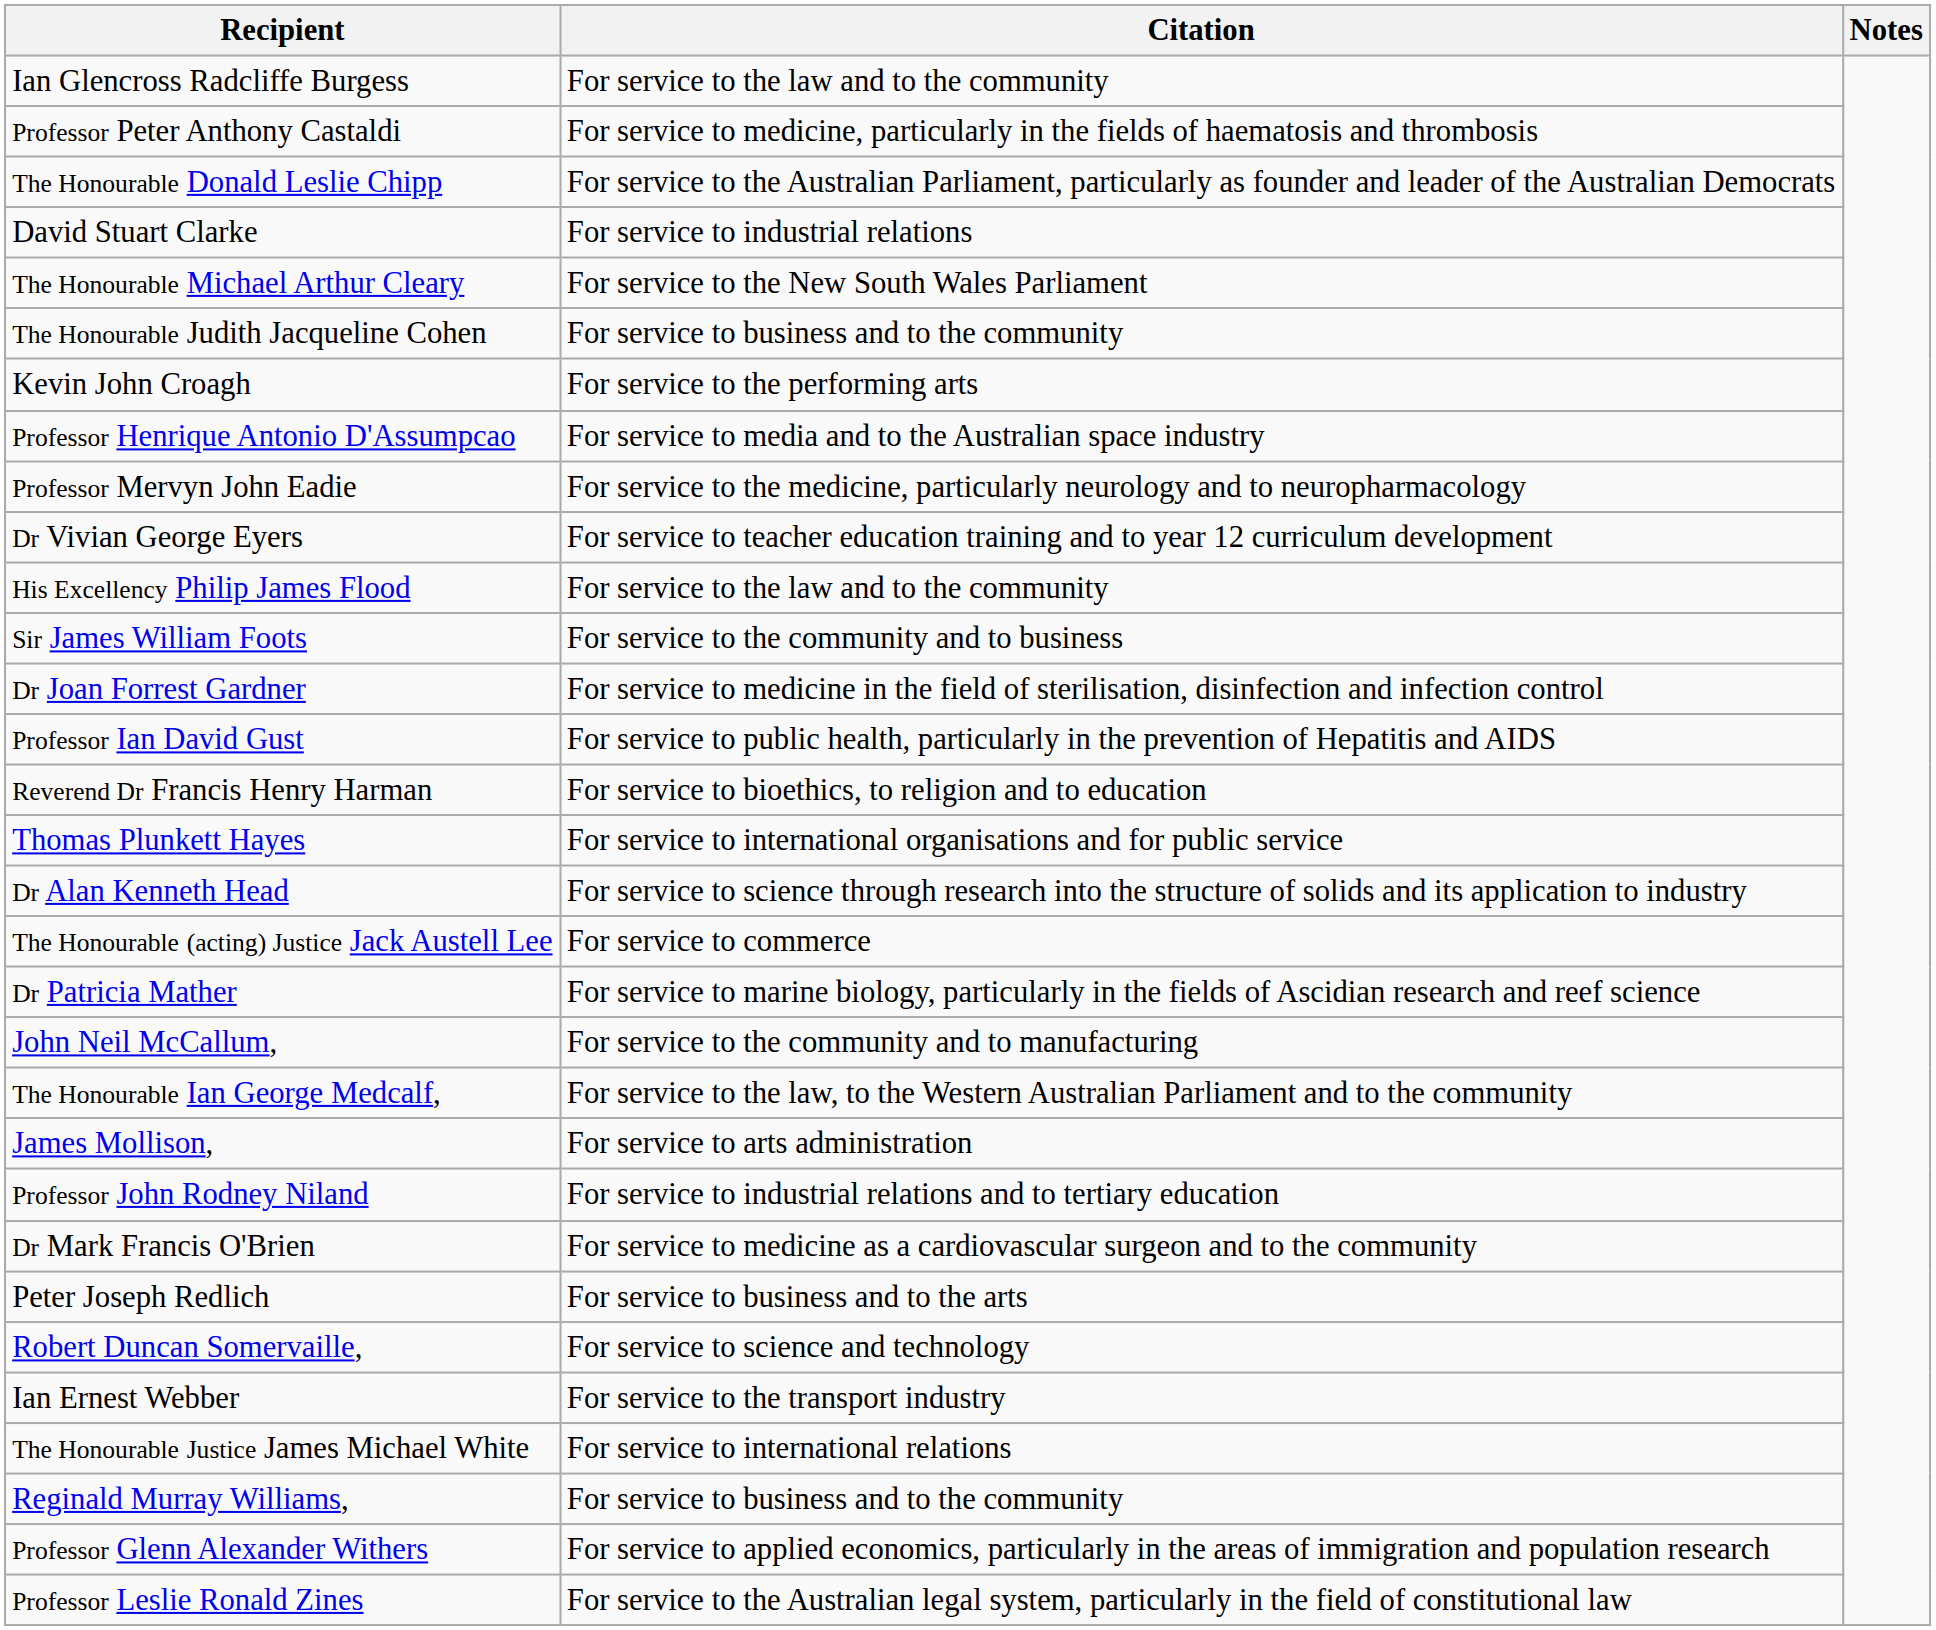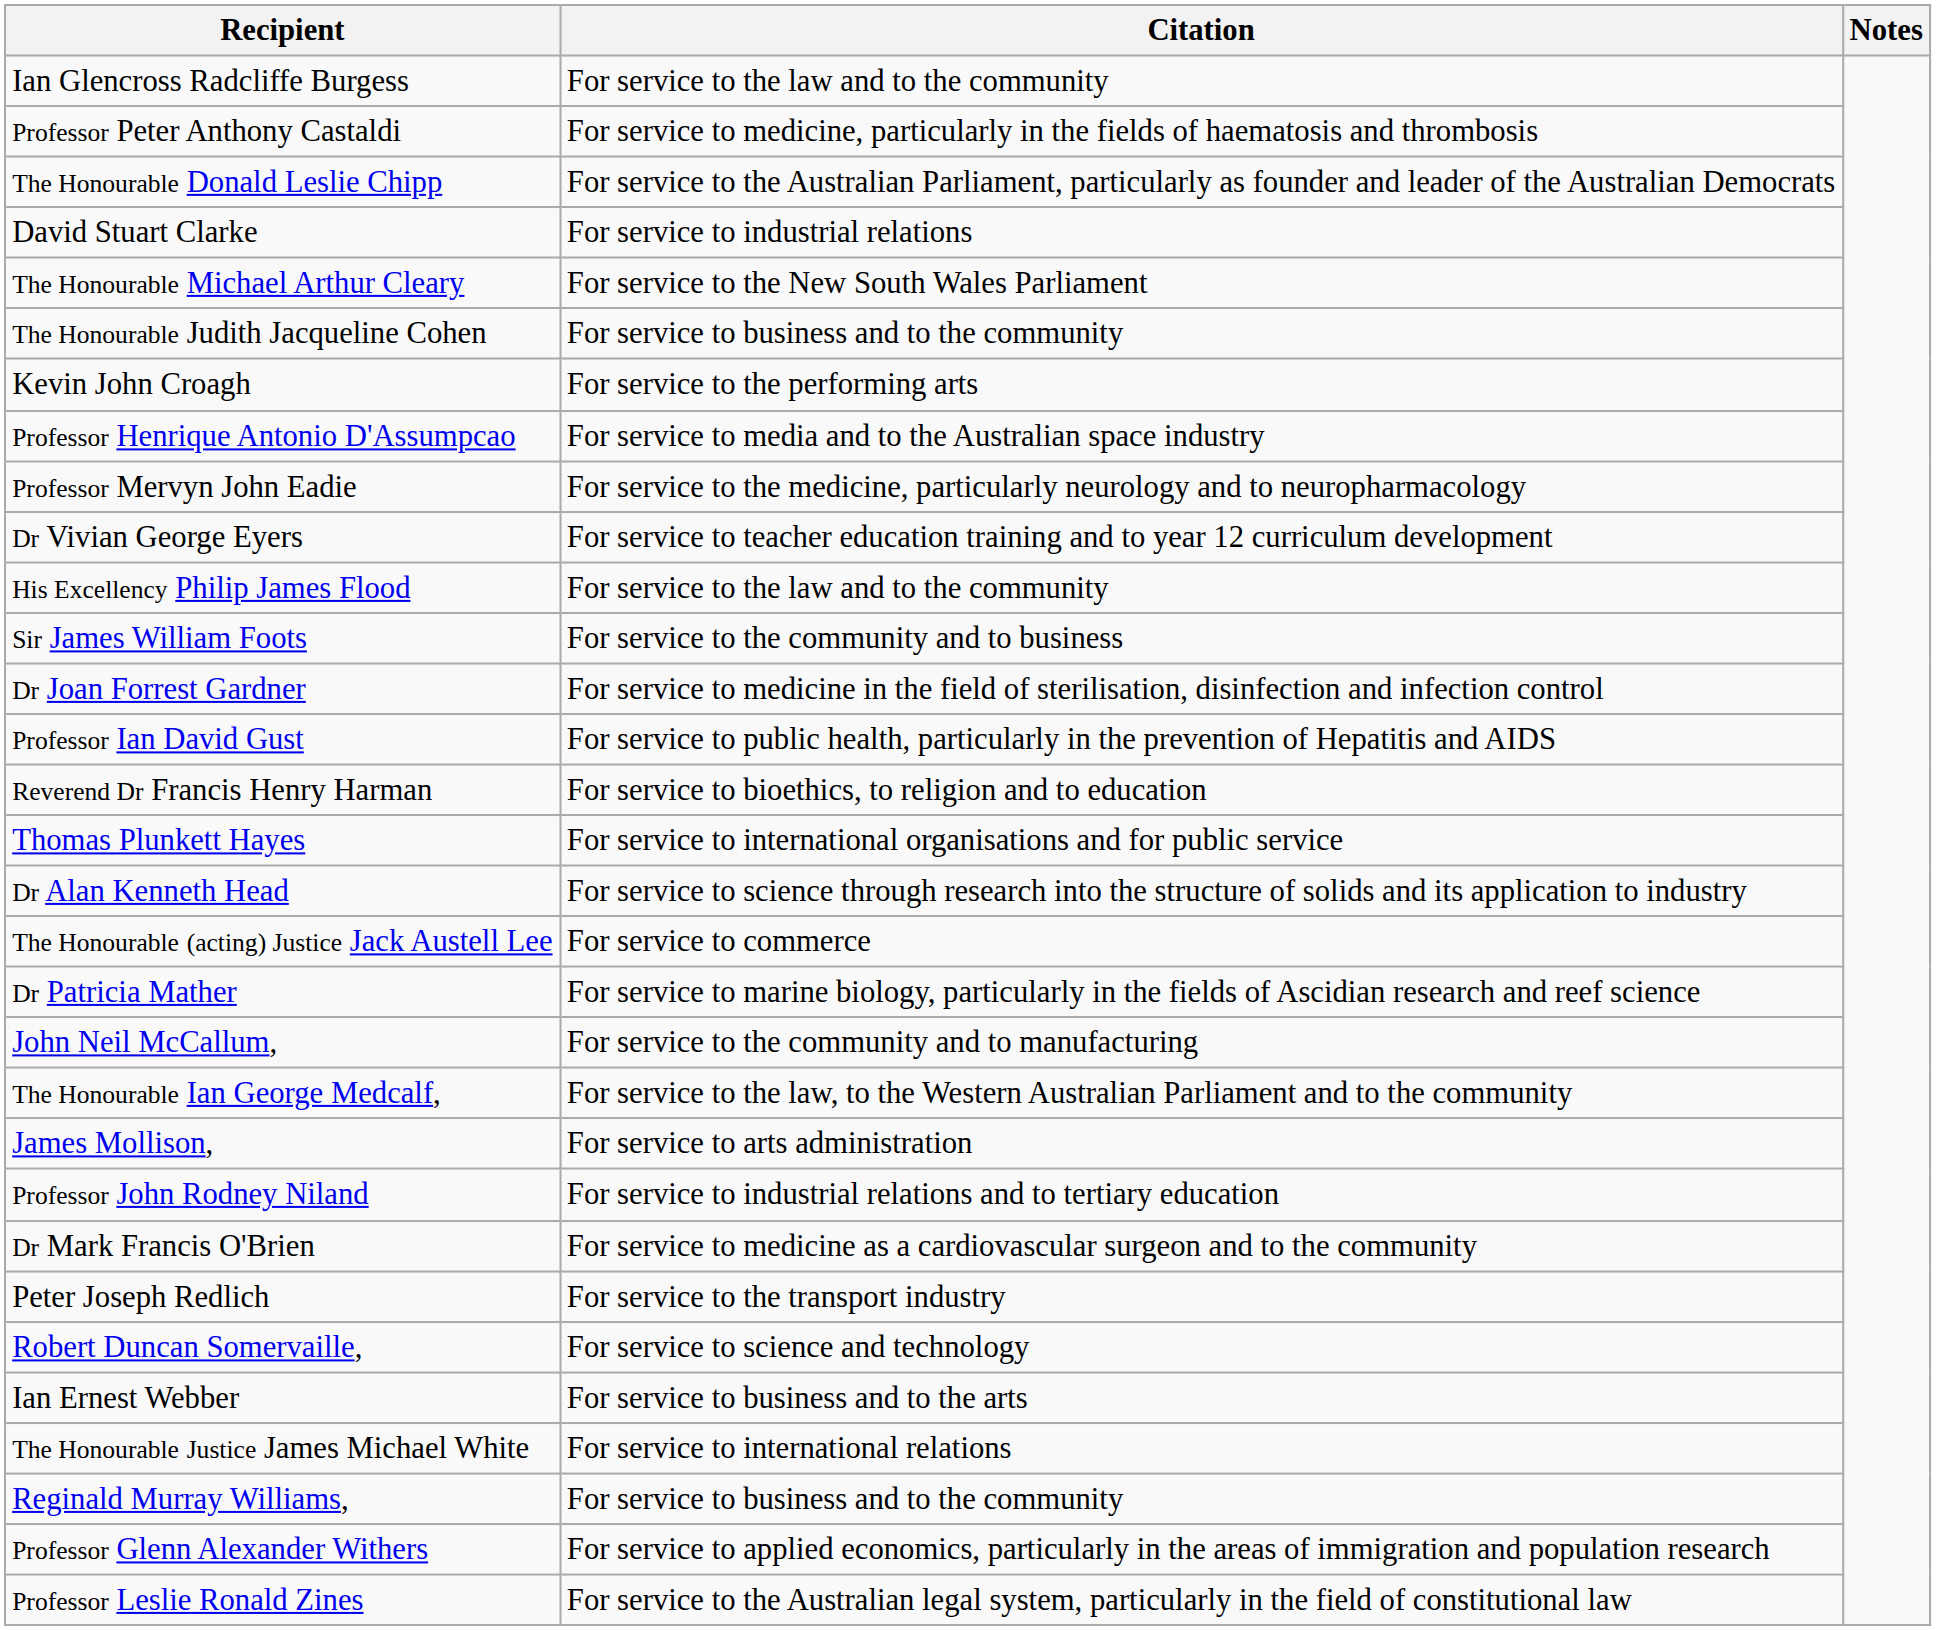(797, 1295) For service to business and to the arts -> (786, 1295) For service to the transport industry
(786, 1396) For service to the transport industry -> (797, 1396) For service to business and to the arts
